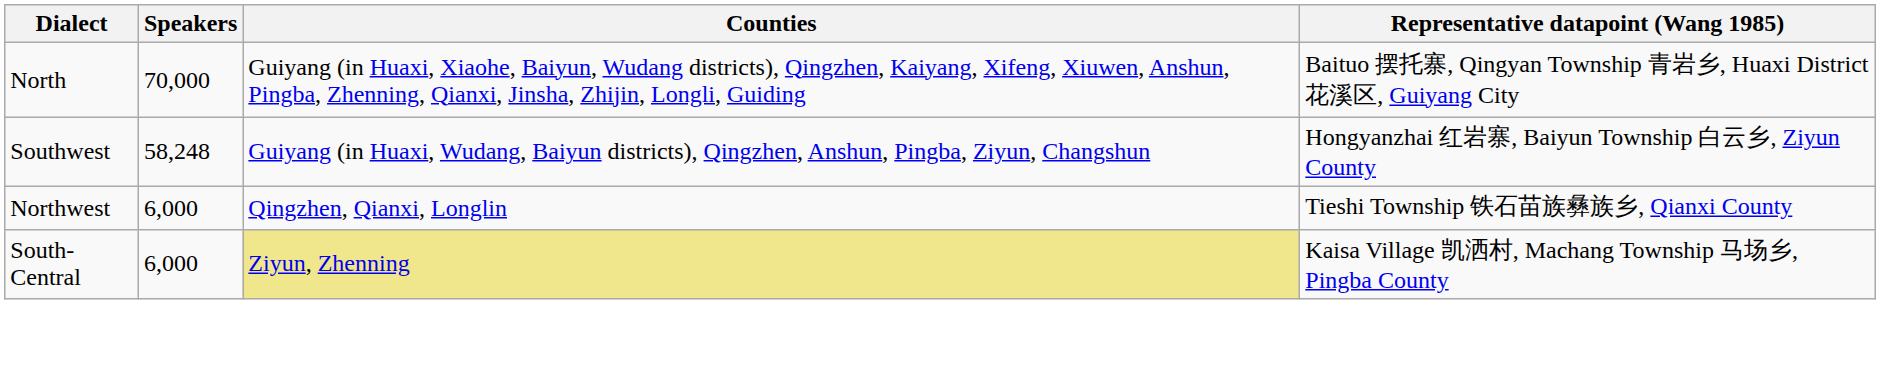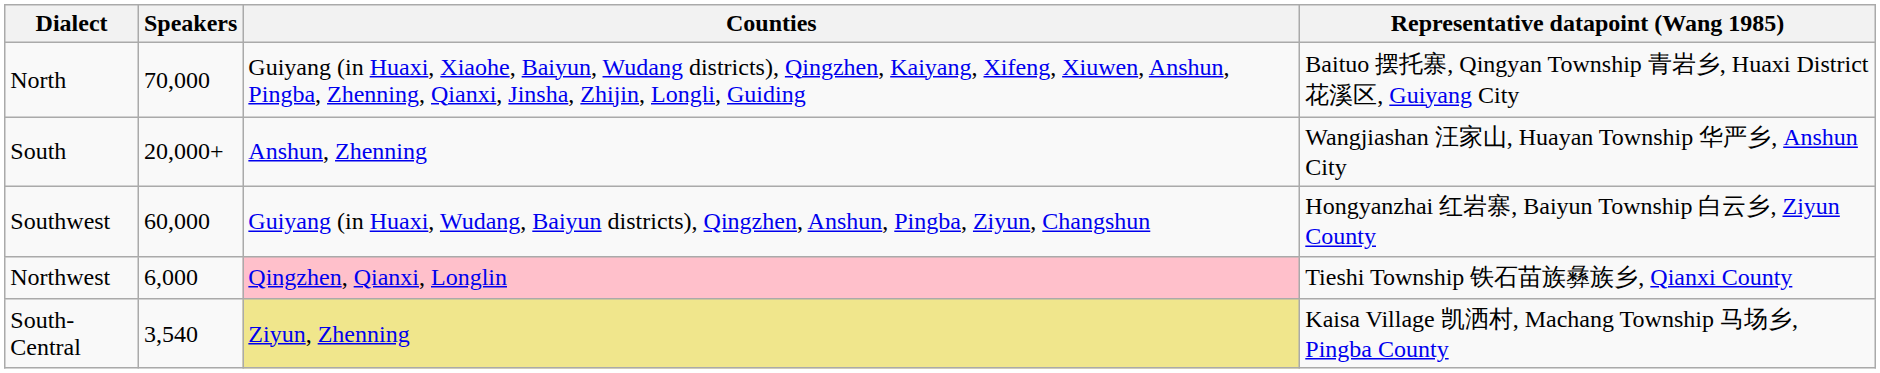+ row: (38, 151)
(177, 151) 58,248 -> (177, 220) 60,000
(378, 207) no background -> (378, 277) pink background
(171, 263) 6,000 -> (171, 333) 3,540
